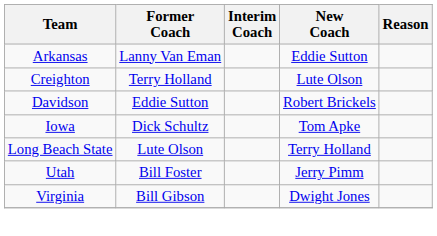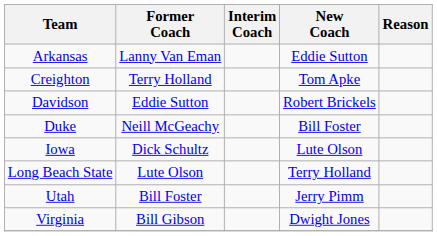(329, 79) Lute Olson -> (329, 79) Tom Apke
+ row: (60, 126)
(329, 126) Tom Apke -> (329, 149) Lute Olson
